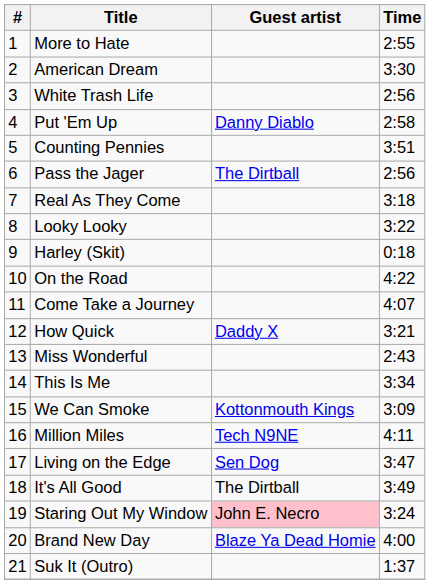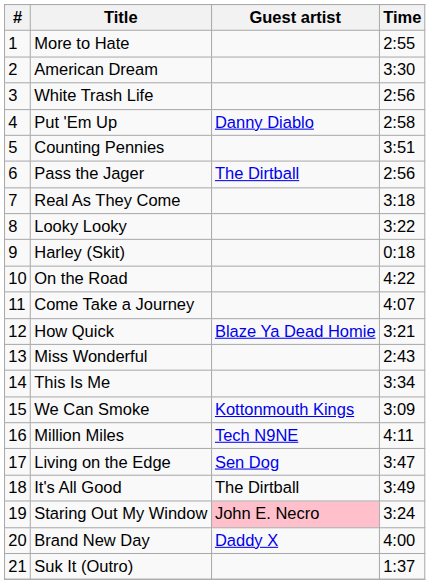(247, 331) Daddy X -> (295, 331) Blaze Ya Dead Homie
(295, 540) Blaze Ya Dead Homie -> (247, 540) Daddy X
